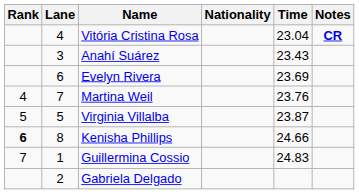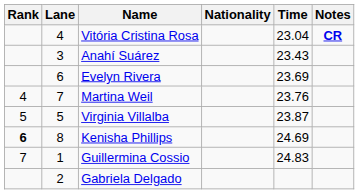(293, 138) 24.66 -> (293, 138) 24.69
